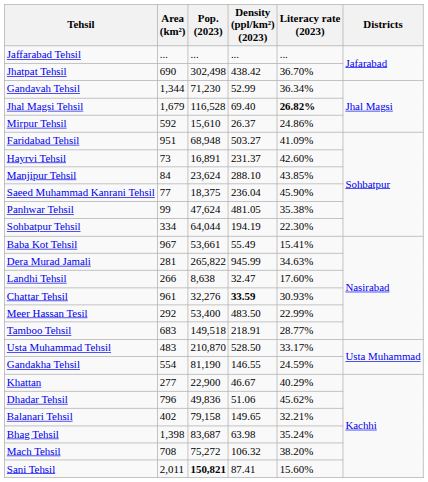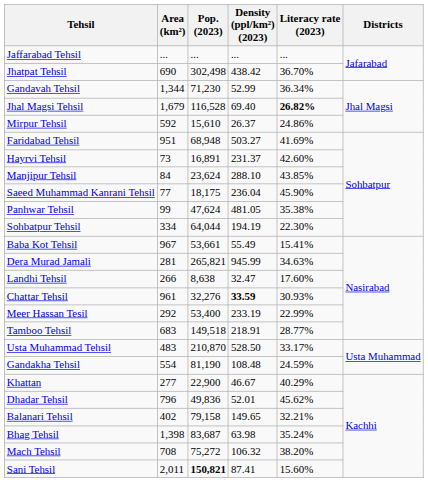(296, 141) 41.09% -> (296, 141) 41.69%
(205, 192) 18,375 -> (205, 192) 18,175
(208, 261) 265,822 -> (208, 261) 265,821
(246, 313) 483.50 -> (246, 313) 233.19
(246, 365) 146.55 -> (246, 365) 108.48
(243, 399) 51.06 -> (243, 399) 52.01
